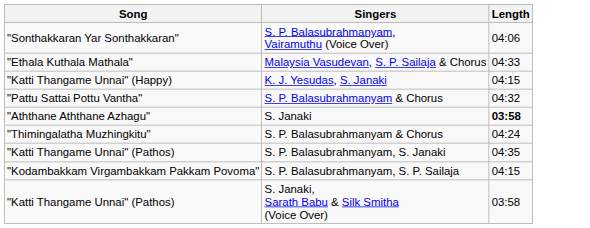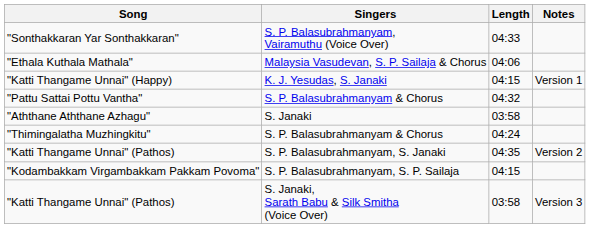+ column: (559, 14)
(506, 38) 04:06 -> (506, 38) 04:33
(506, 62) 04:33 -> (506, 62) 04:06
(506, 117) bold -> (506, 117) normal
